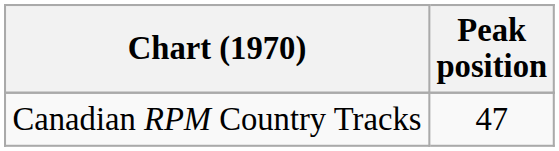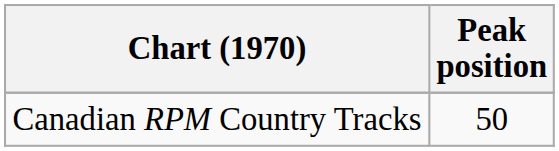(492, 118) 47 -> (492, 118) 50
